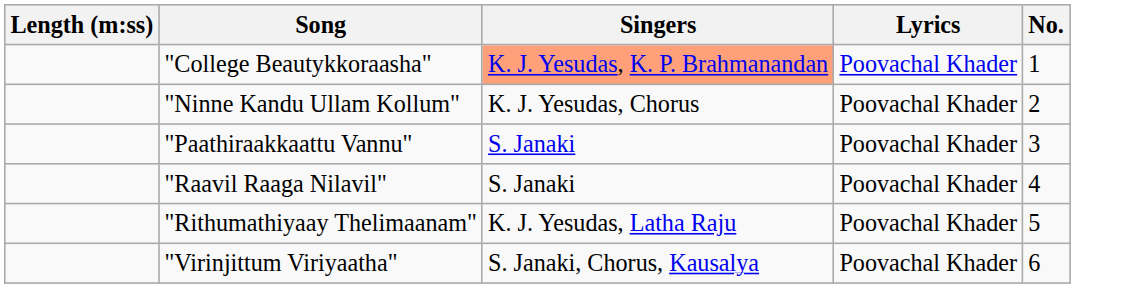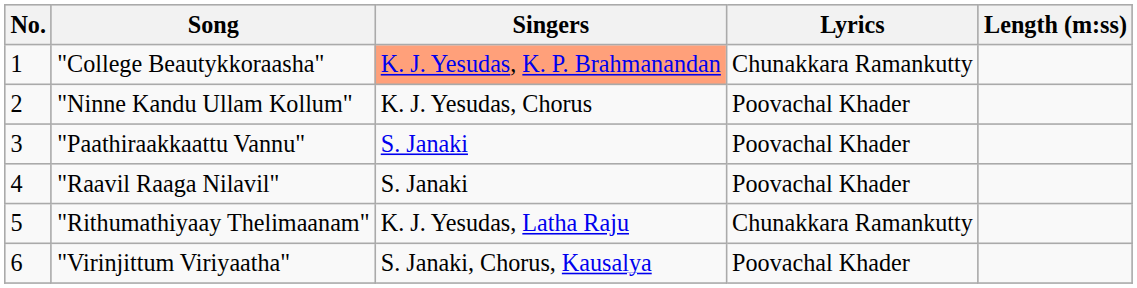columns swapped: (1046, 24) <-> (82, 24)
(928, 64) Poovachal Khader -> (852, 64) Chunakkara Ramankutty
(928, 223) Poovachal Khader -> (852, 223) Chunakkara Ramankutty
